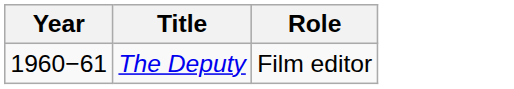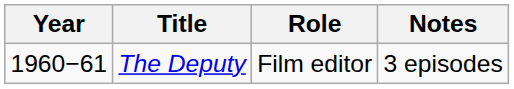+ column: (443, 24)
